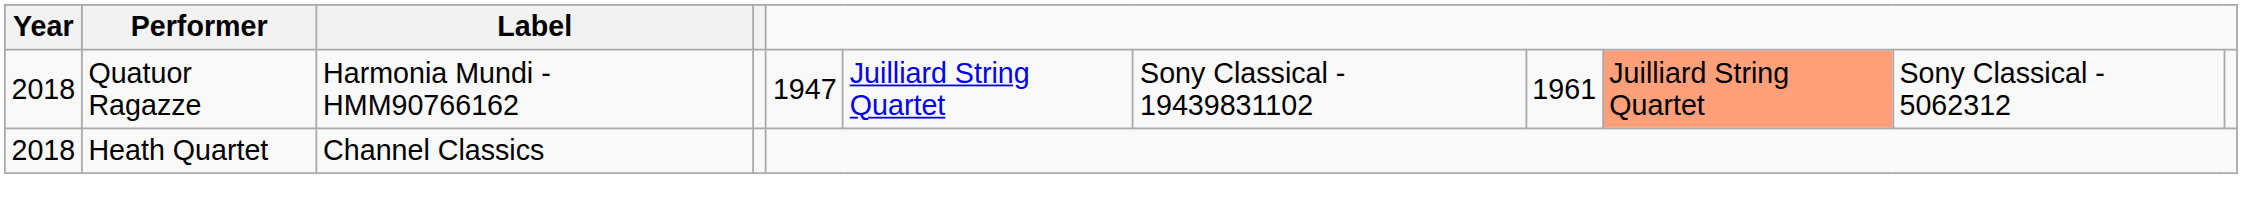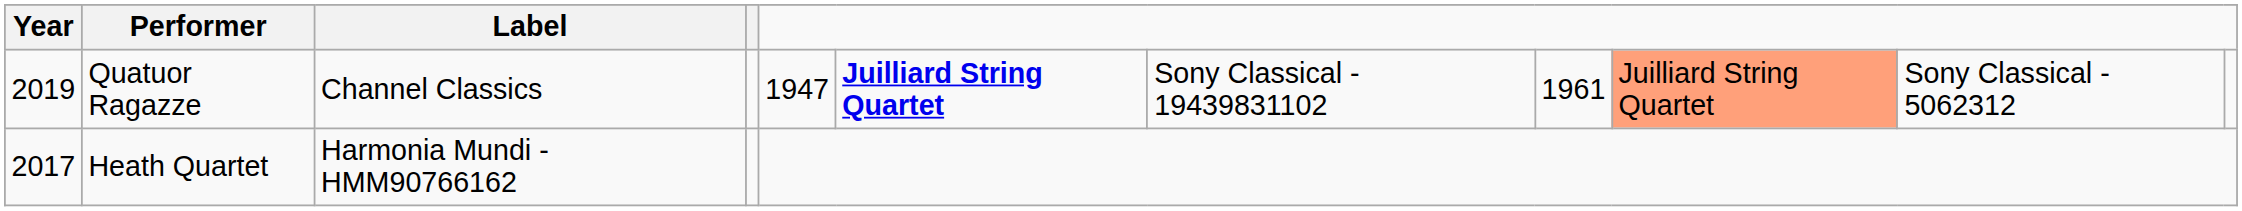(43, 88) 2018 -> (43, 88) 2019
(437, 88) Harmonia Mundi - HMM90766162 -> (432, 88) Channel Classics
(940, 88) normal -> (943, 88) bold
(43, 150) 2018 -> (43, 166) 2017
(434, 150) Channel Classics -> (435, 166) Harmonia Mundi - HMM90766162
